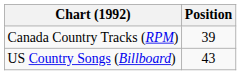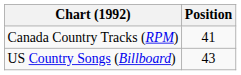(208, 37) 39 -> (208, 37) 41
